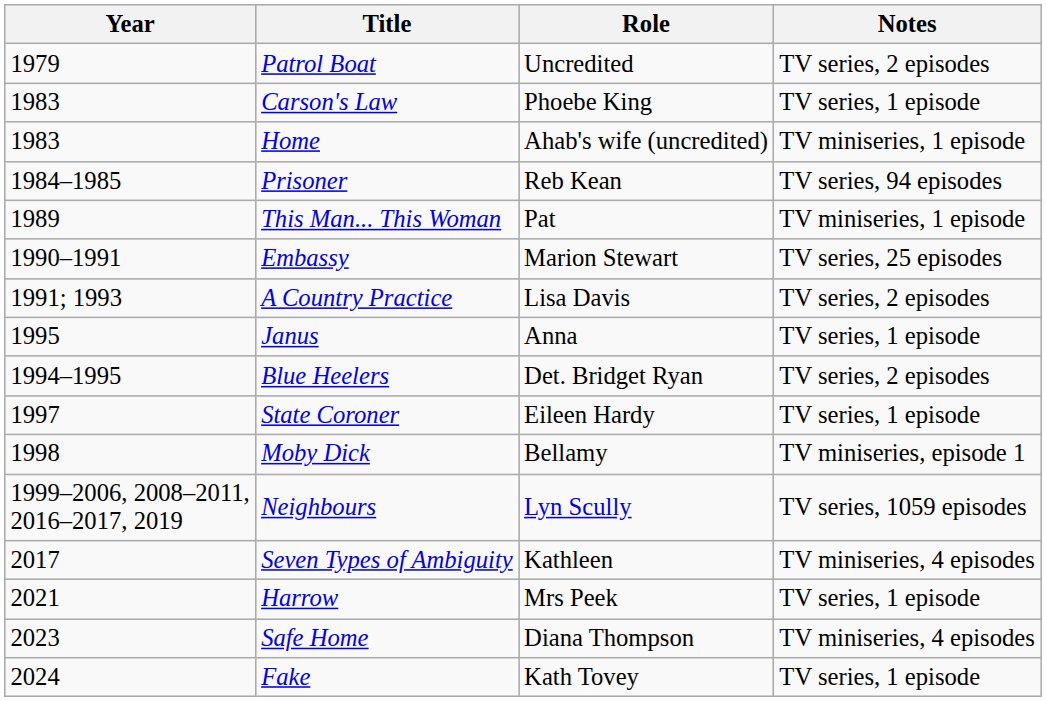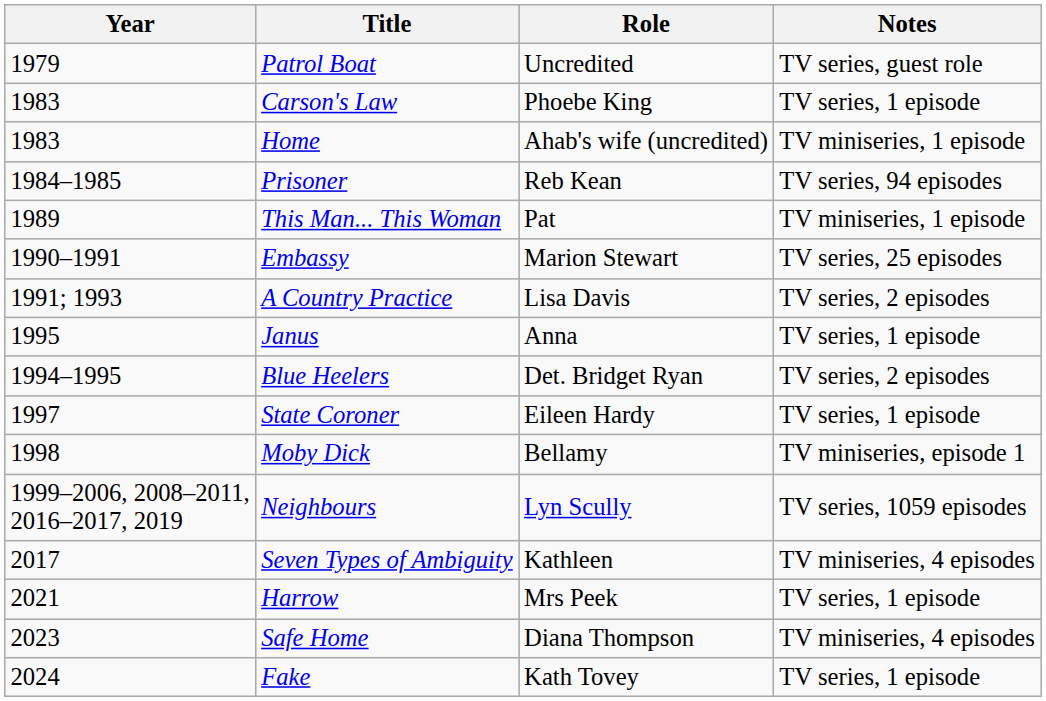(885, 63) TV series, 2 episodes -> (881, 63) TV series, guest role
